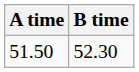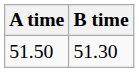(96, 51) 52.30 -> (96, 51) 51.30
